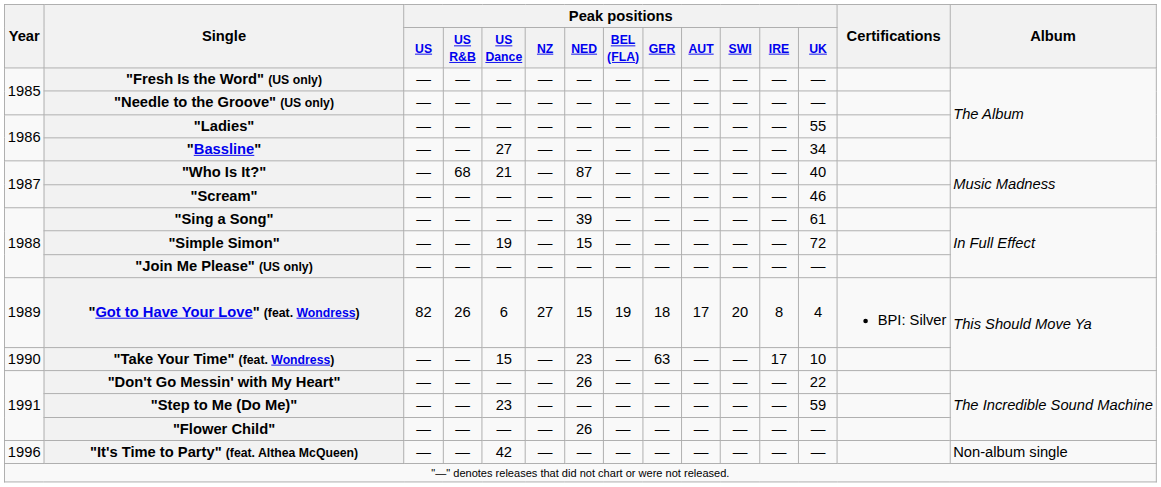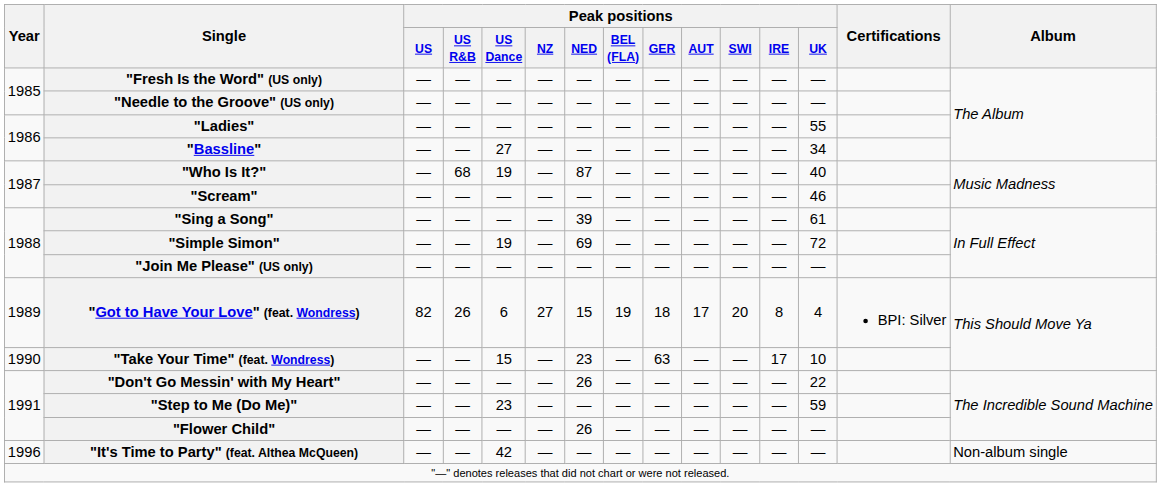(504, 172) 21 -> (504, 172) 19
(584, 242) 15 -> (584, 242) 69
